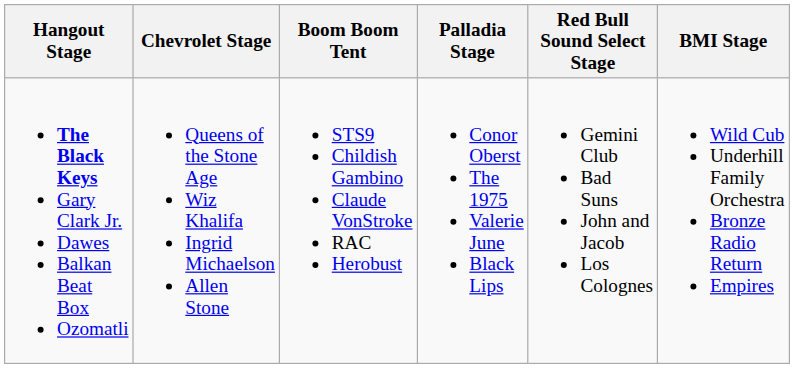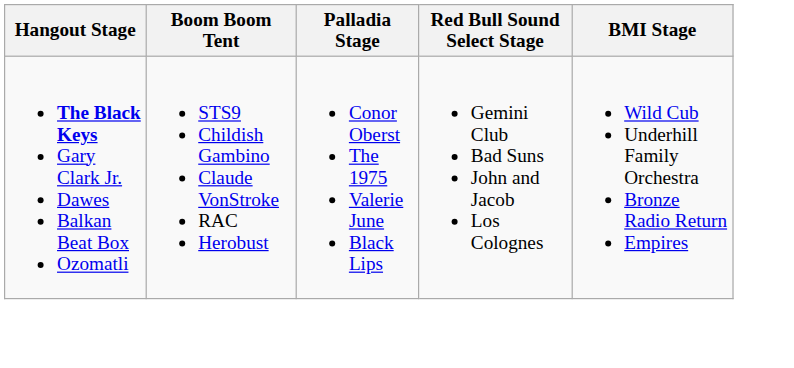- column: (206, 41)
